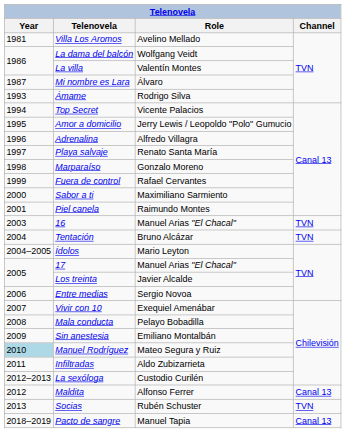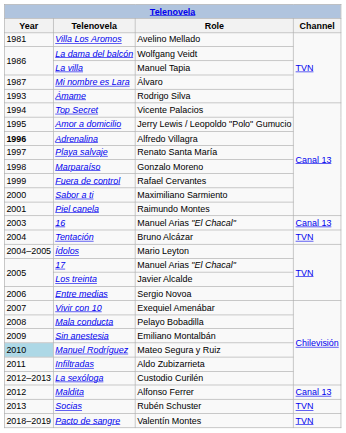(169, 68) Valentín Montes -> (164, 68) Manuel Tapia
(16, 139) normal -> (16, 139) bold
(305, 223) TVN -> (313, 223) Canal 13
(164, 421) Manuel Tapia -> (169, 421) Valentín Montes
(313, 421) Canal 13 -> (305, 421) TVN
